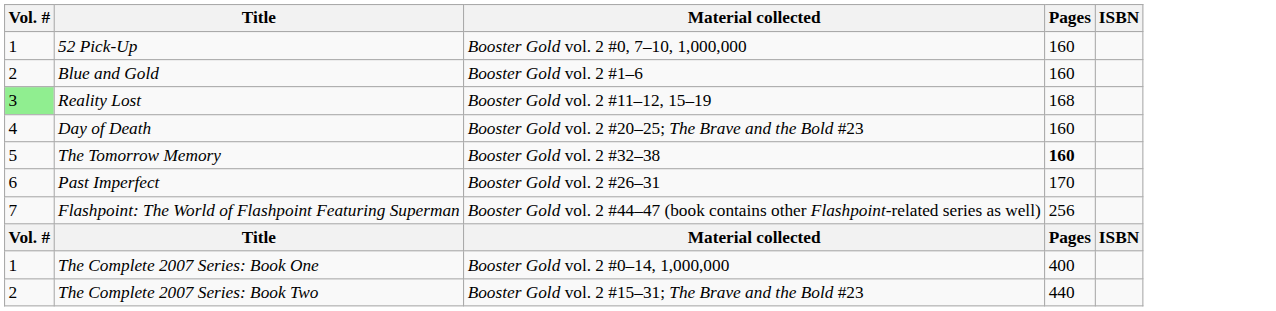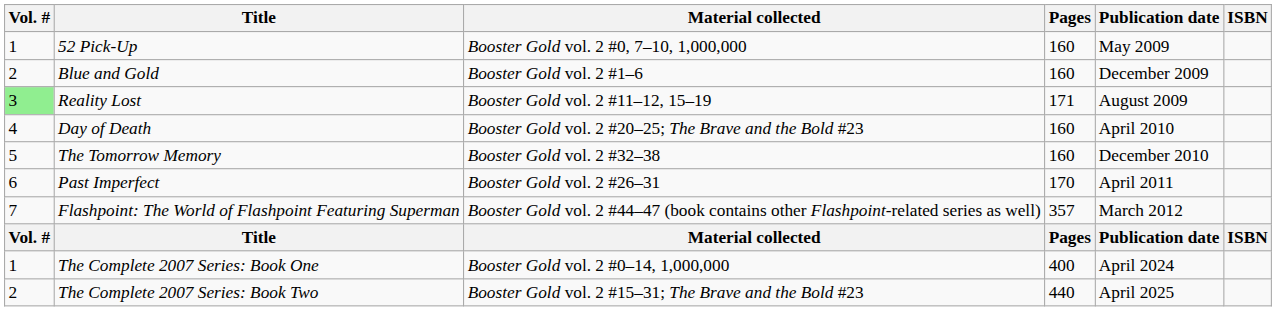+ column: (1159, 18)
(1062, 100) 168 -> (1062, 100) 171
(1062, 155) bold -> (1062, 155) normal
(1062, 210) 256 -> (1062, 210) 357
